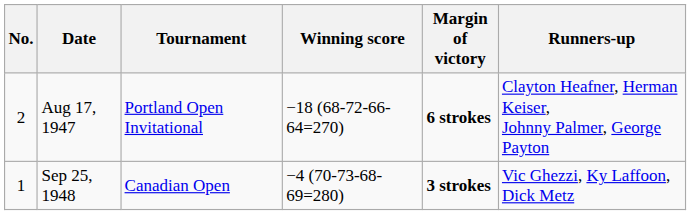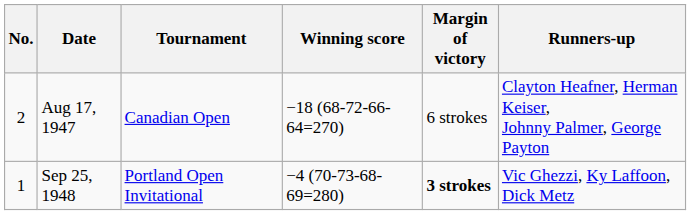(174, 117) Portland Open Invitational -> (177, 117) Canadian Open
(459, 117) bold -> (457, 117) normal
(177, 185) Canadian Open -> (174, 185) Portland Open Invitational
